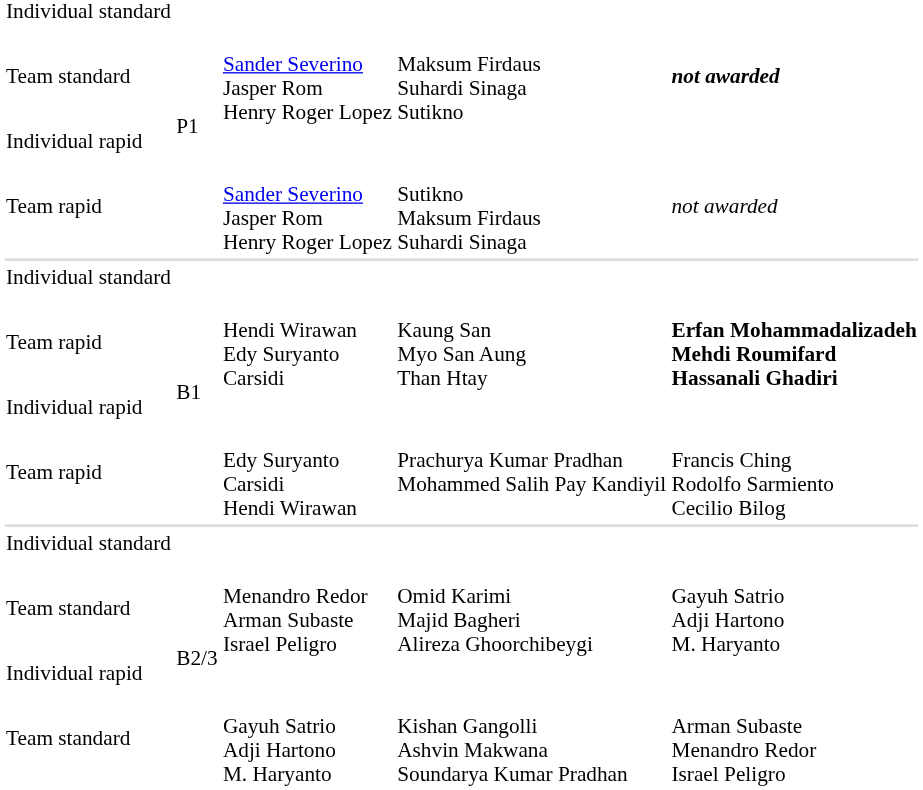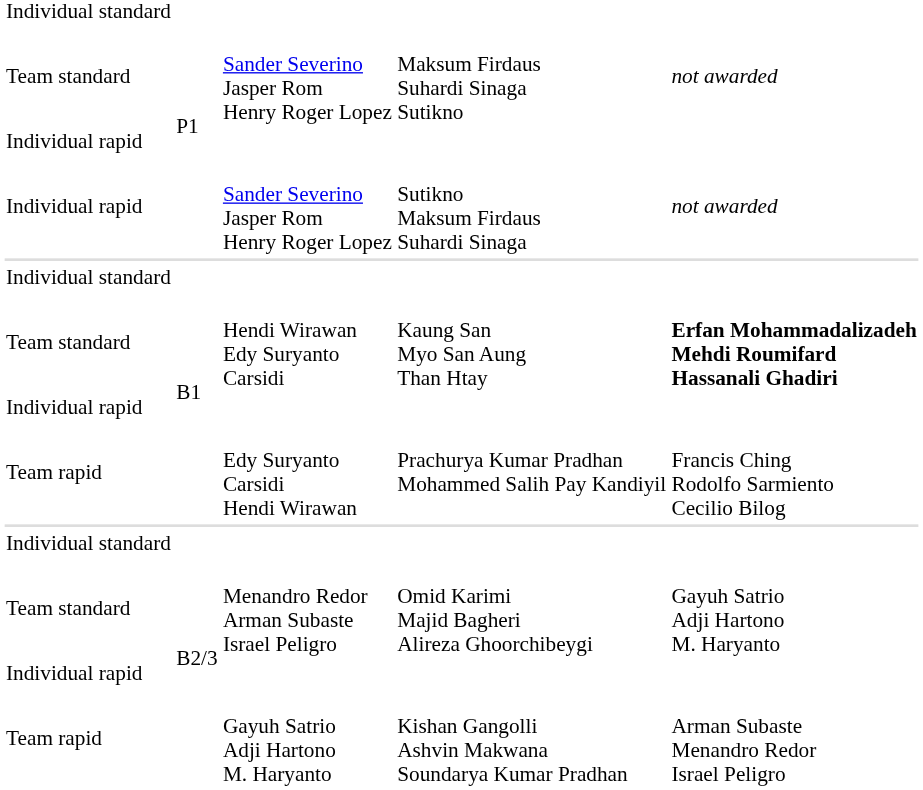(726, 75) bold -> (725, 75) normal
(54, 206) Team rapid -> (74, 206) Individual rapid
(54, 341) Team rapid -> (68, 341) Team standard
(68, 738) Team standard -> (54, 738) Team rapid
